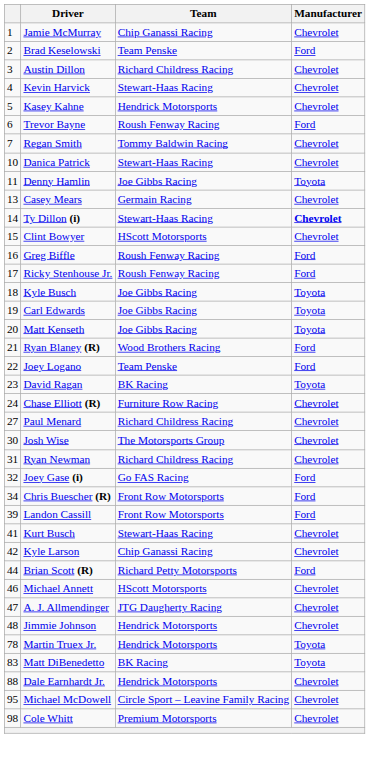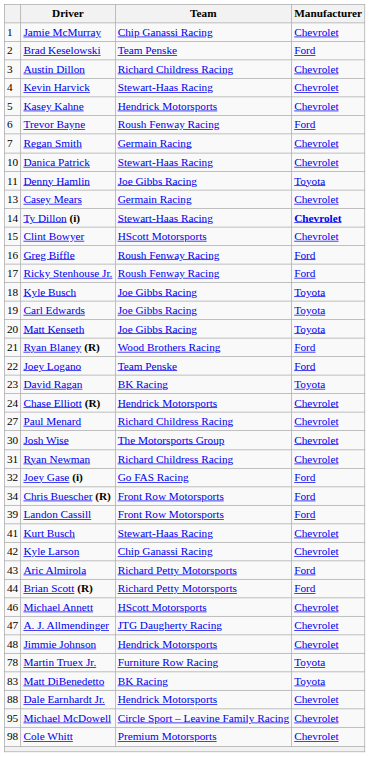(173, 143) Tommy Baldwin Racing -> (155, 143) Germain Racing
(168, 403) Furniture Row Racing -> (167, 403) Hendrick Motorsports
+ row: (55, 570)
(167, 644) Hendrick Motorsports -> (168, 663) Furniture Row Racing
